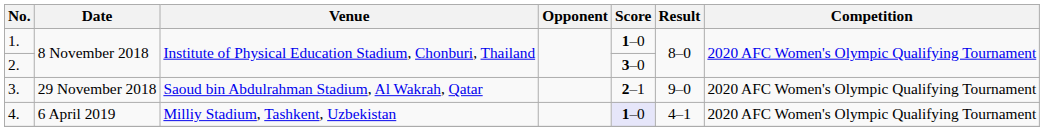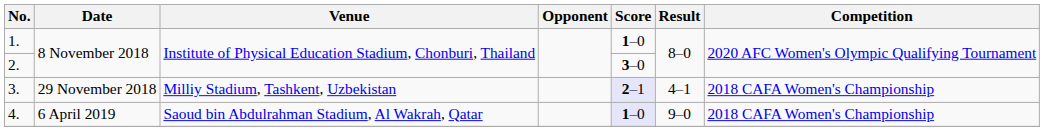(323, 89) Saoud bin Abdulrahman Stadium, Al Wakrah, Qatar -> (280, 89) Milliy Stadium, Tashkent, Uzbekistan
(633, 89) no background -> (633, 89) lavender background
(679, 89) 9–0 -> (679, 89) 4–1
(872, 89) 2020 AFC Women's Olympic Qualifying Tournament -> (821, 89) 2018 CAFA Women's Championship
(280, 114) Milliy Stadium, Tashkent, Uzbekistan -> (323, 114) Saoud bin Abdulrahman Stadium, Al Wakrah, Qatar
(679, 114) 4–1 -> (679, 114) 9–0
(872, 114) 2020 AFC Women's Olympic Qualifying Tournament -> (821, 114) 2018 CAFA Women's Championship
